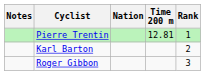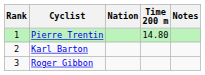columns swapped: (188, 16) <-> (19, 16)
(161, 35) 12.81 -> (156, 35) 14.80
